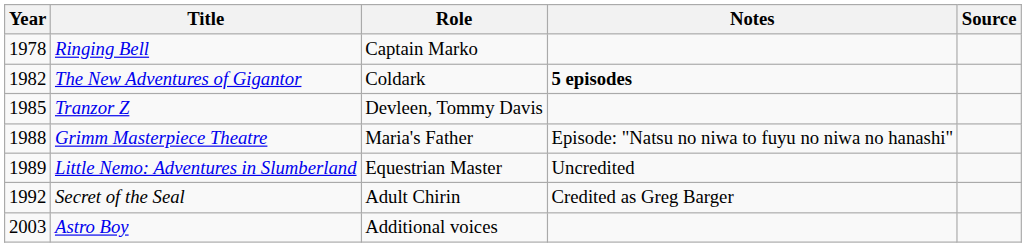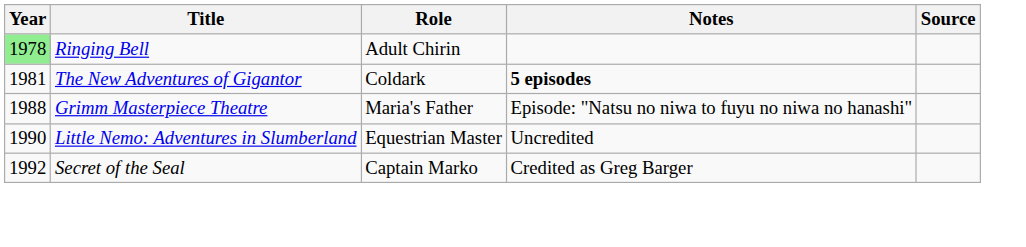(28, 49) no background -> (28, 49) lightgreen background
(422, 49) Captain Marko -> (413, 49) Adult Chirin
(28, 78) 1982 -> (28, 78) 1981
- row: (92, 108)
(28, 167) 1989 -> (28, 138) 1990
(413, 197) Adult Chirin -> (422, 167) Captain Marko
- row: (92, 227)
